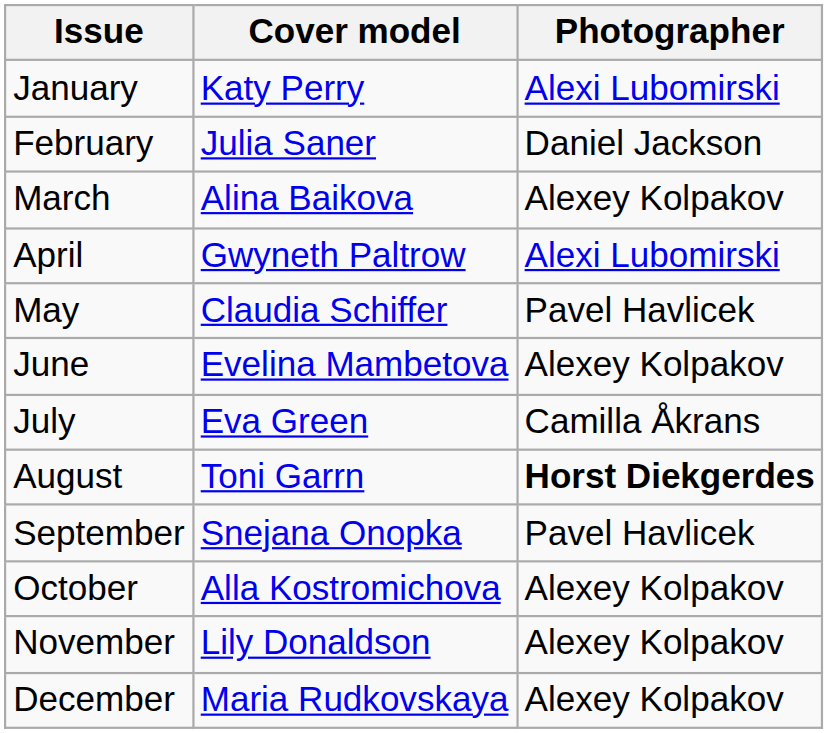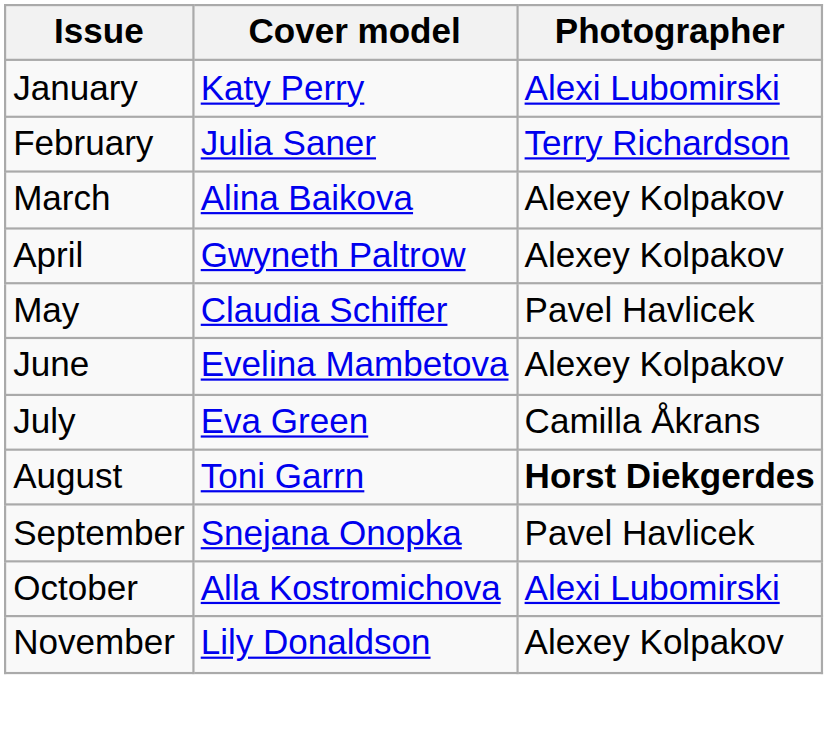(643, 143) Daniel Jackson -> (657, 143) Terry Richardson
(652, 254) Alexi Lubomirski -> (654, 254) Alexey Kolpakov
(654, 587) Alexey Kolpakov -> (652, 587) Alexi Lubomirski
- row: (94, 699)
